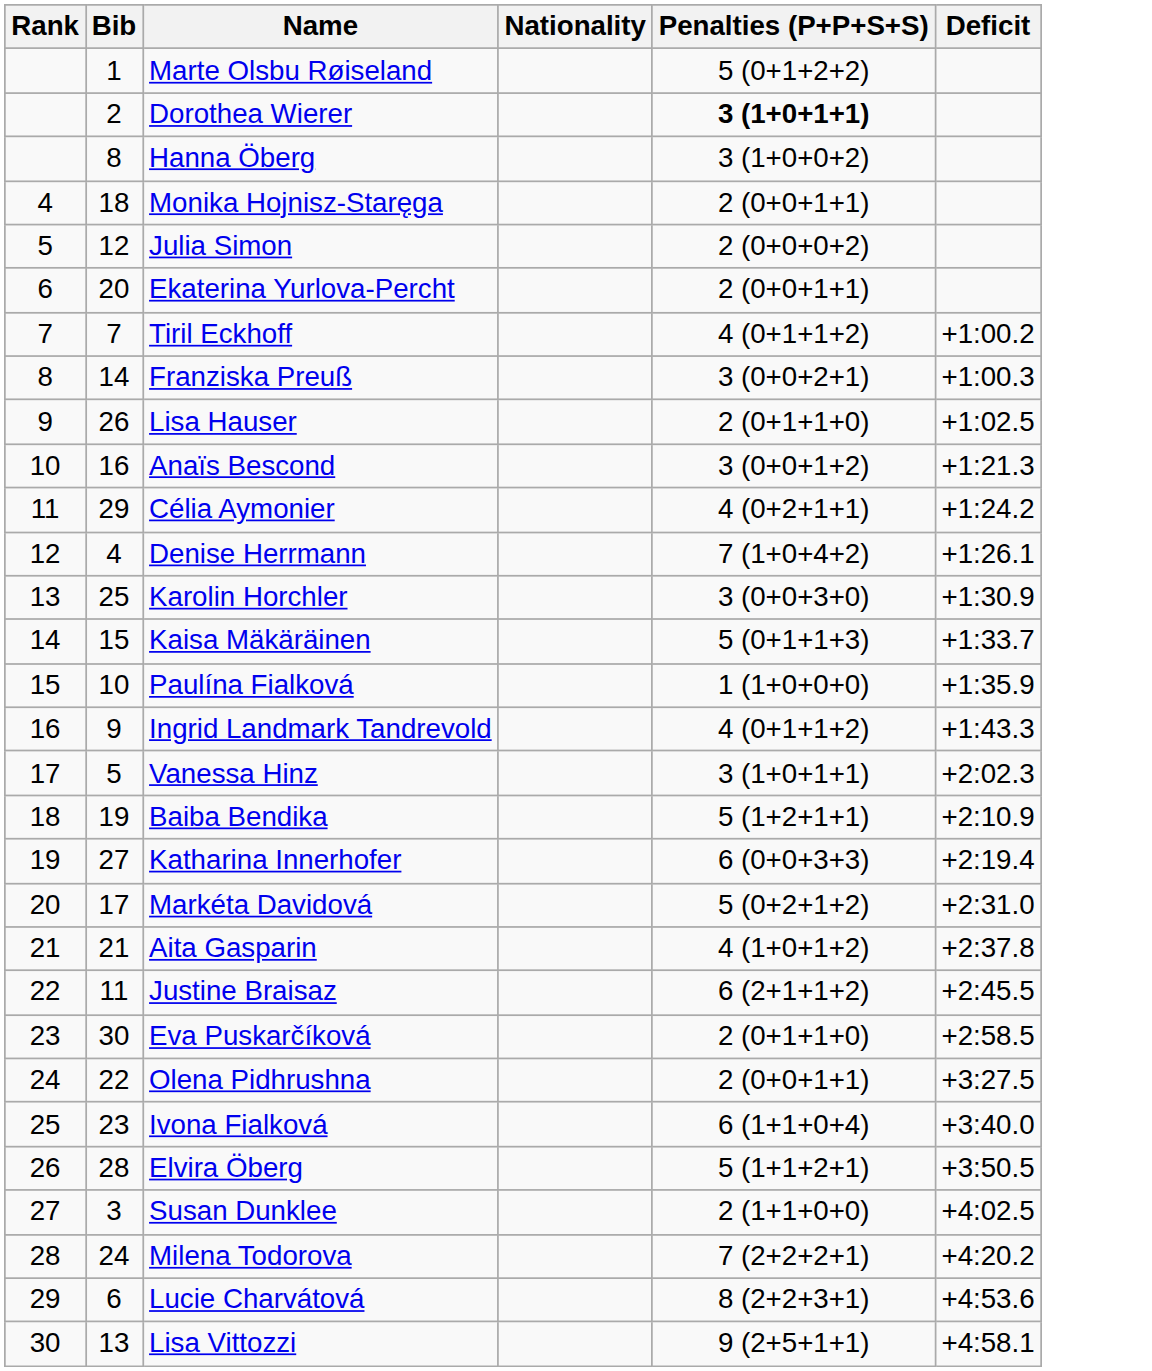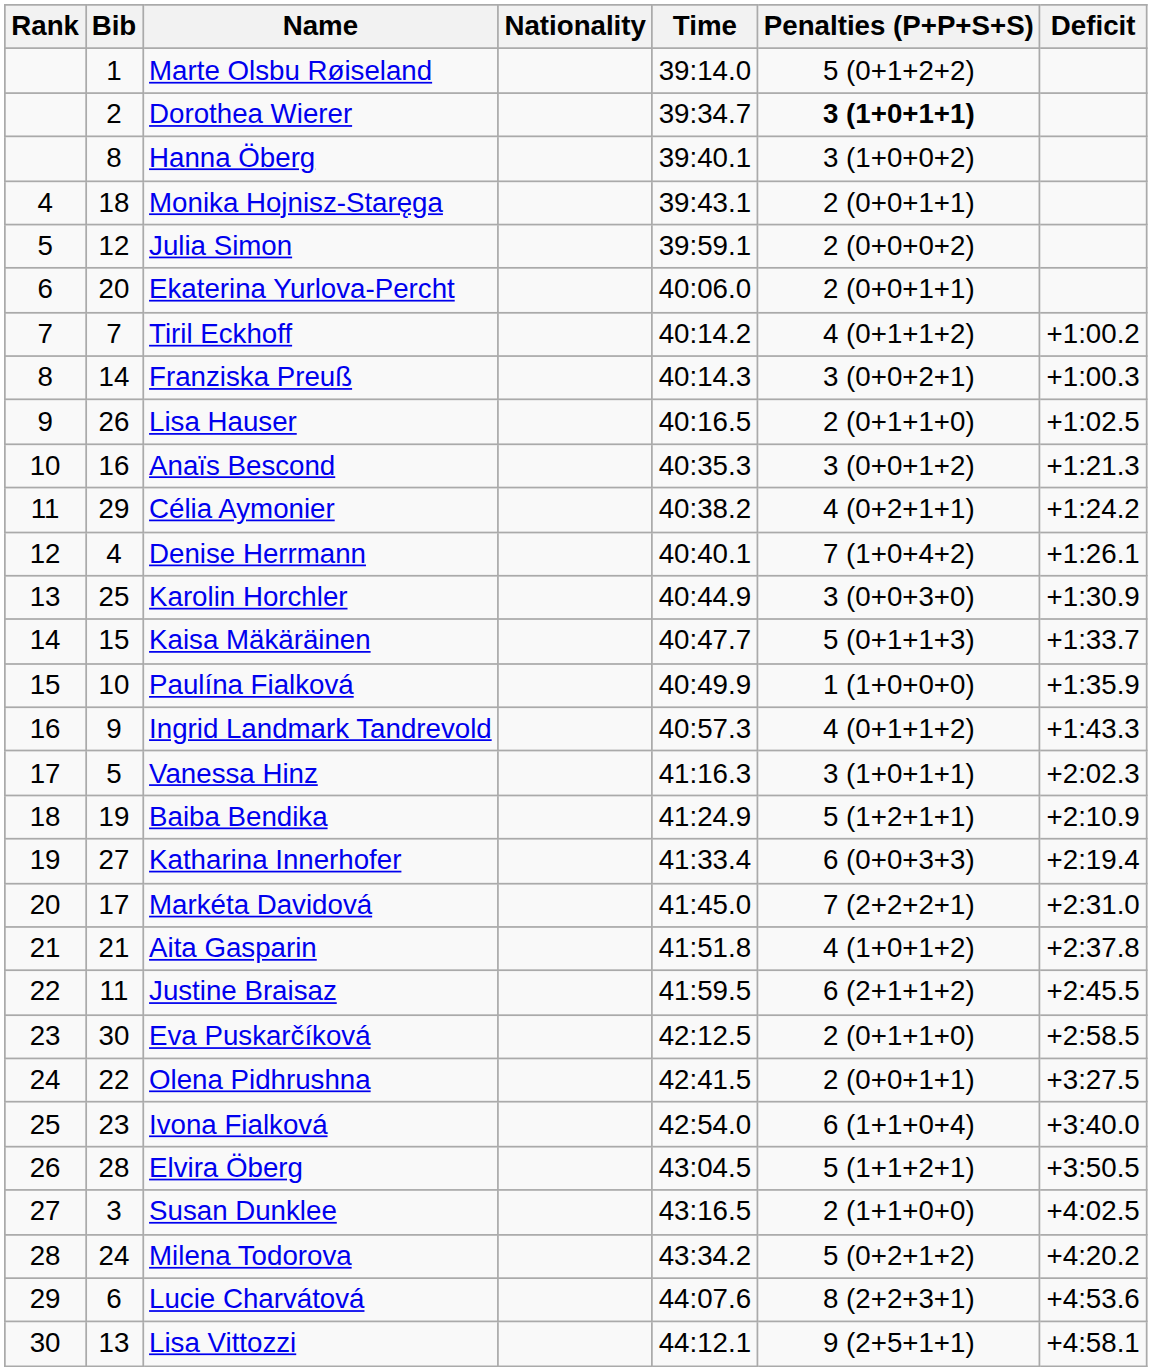+ column: (705, 26)
(794, 904) 5 (0+2+1+2) -> (899, 904) 7 (2+2+2+1)
(794, 1255) 7 (2+2+2+1) -> (899, 1255) 5 (0+2+1+2)
